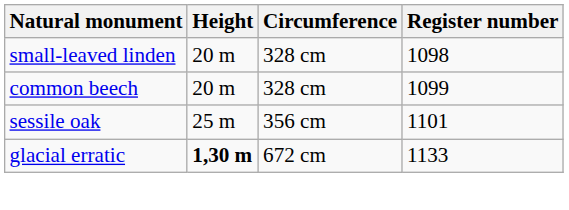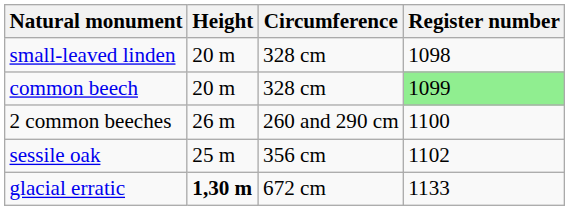(428, 88) no background -> (429, 88) lightgreen background
+ row: (90, 121)
(428, 121) 1101 -> (429, 155) 1102
